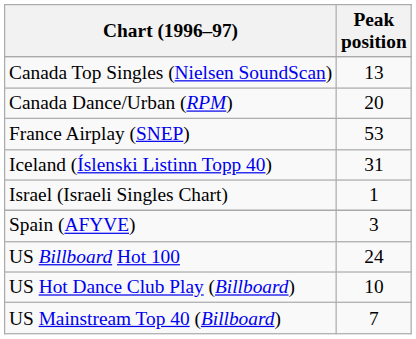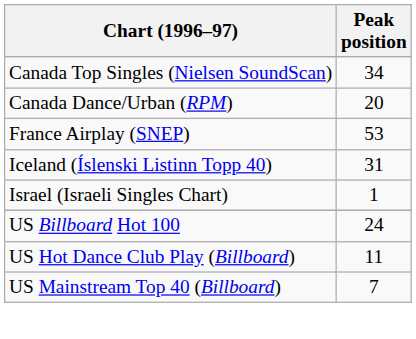(374, 72) 13 -> (374, 72) 34
- row: (72, 225)
(374, 287) 10 -> (374, 256) 11
